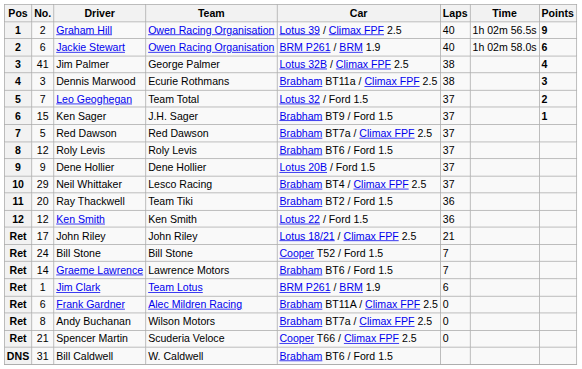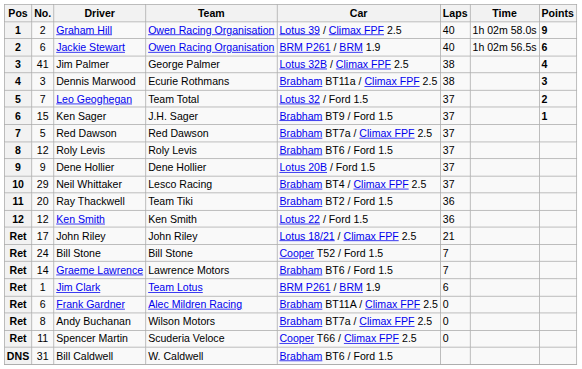(505, 30) 1h 02m 56.5s -> (505, 30) 1h 02m 58.0s
(505, 47) 1h 02m 58.0s -> (505, 47) 1h 02m 56.5s
(43, 339) 21 -> (43, 339) 11
